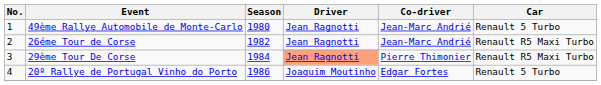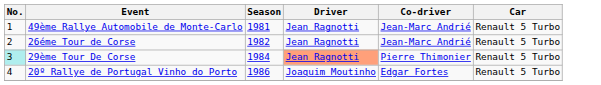(259, 27) 1980 -> (259, 27) 1981
(535, 43) Renault R5 Maxi Turbo -> (518, 43) Renault 5 Turbo
(9, 58) no background -> (9, 58) paleturquoise background
(535, 58) Renault R5 Maxi Turbo -> (518, 58) Renault 5 Turbo
